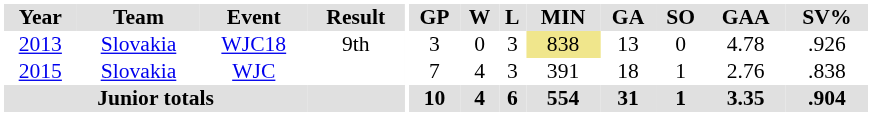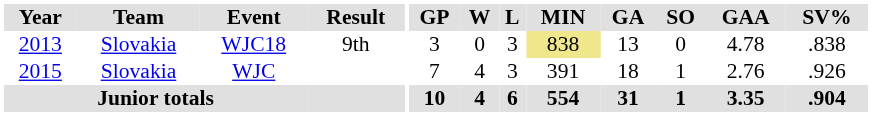(827, 44) .926 -> (827, 44) .838
(827, 71) .838 -> (827, 71) .926
